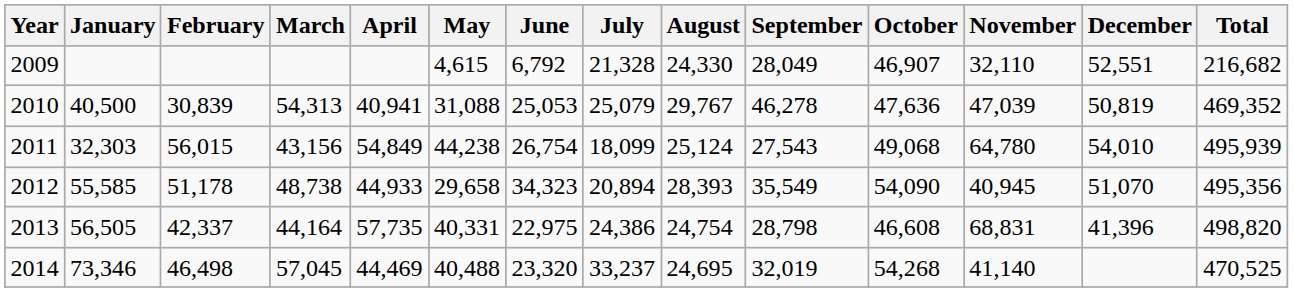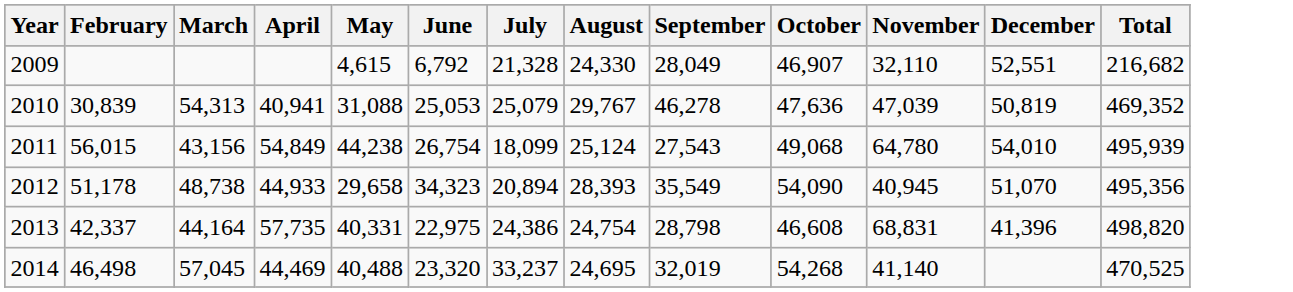- column: (113, 24)
